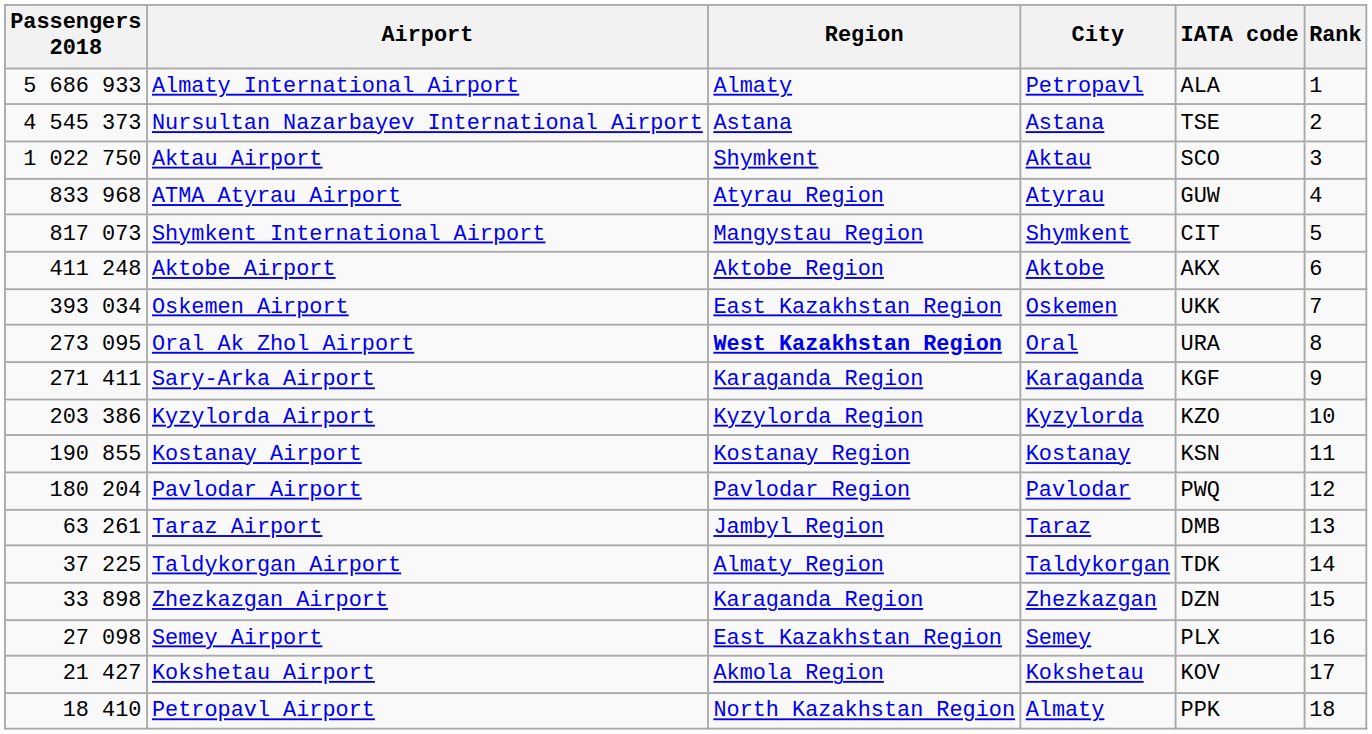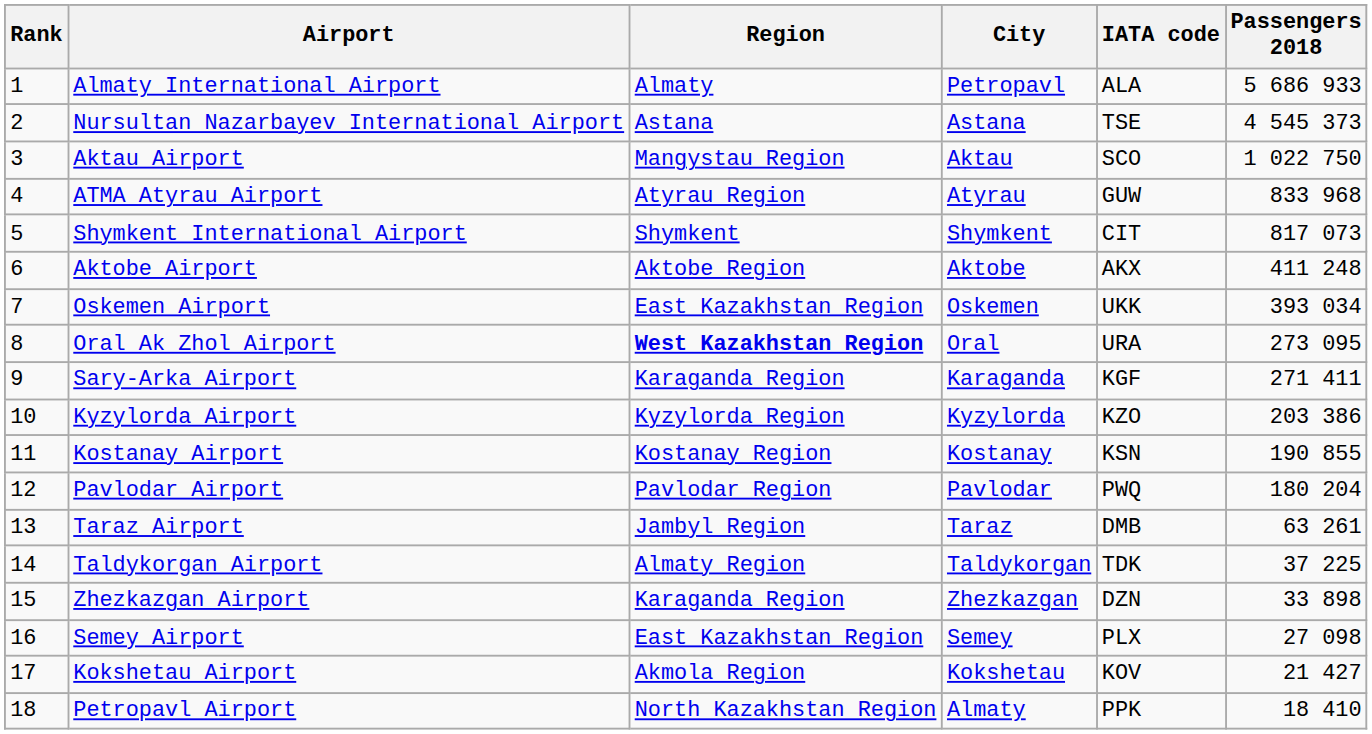columns swapped: (1335, 36) <-> (76, 36)
(766, 159) Shymkent -> (740, 159) Mangystau Region
(818, 233) Mangystau Region -> (687, 233) Shymkent
